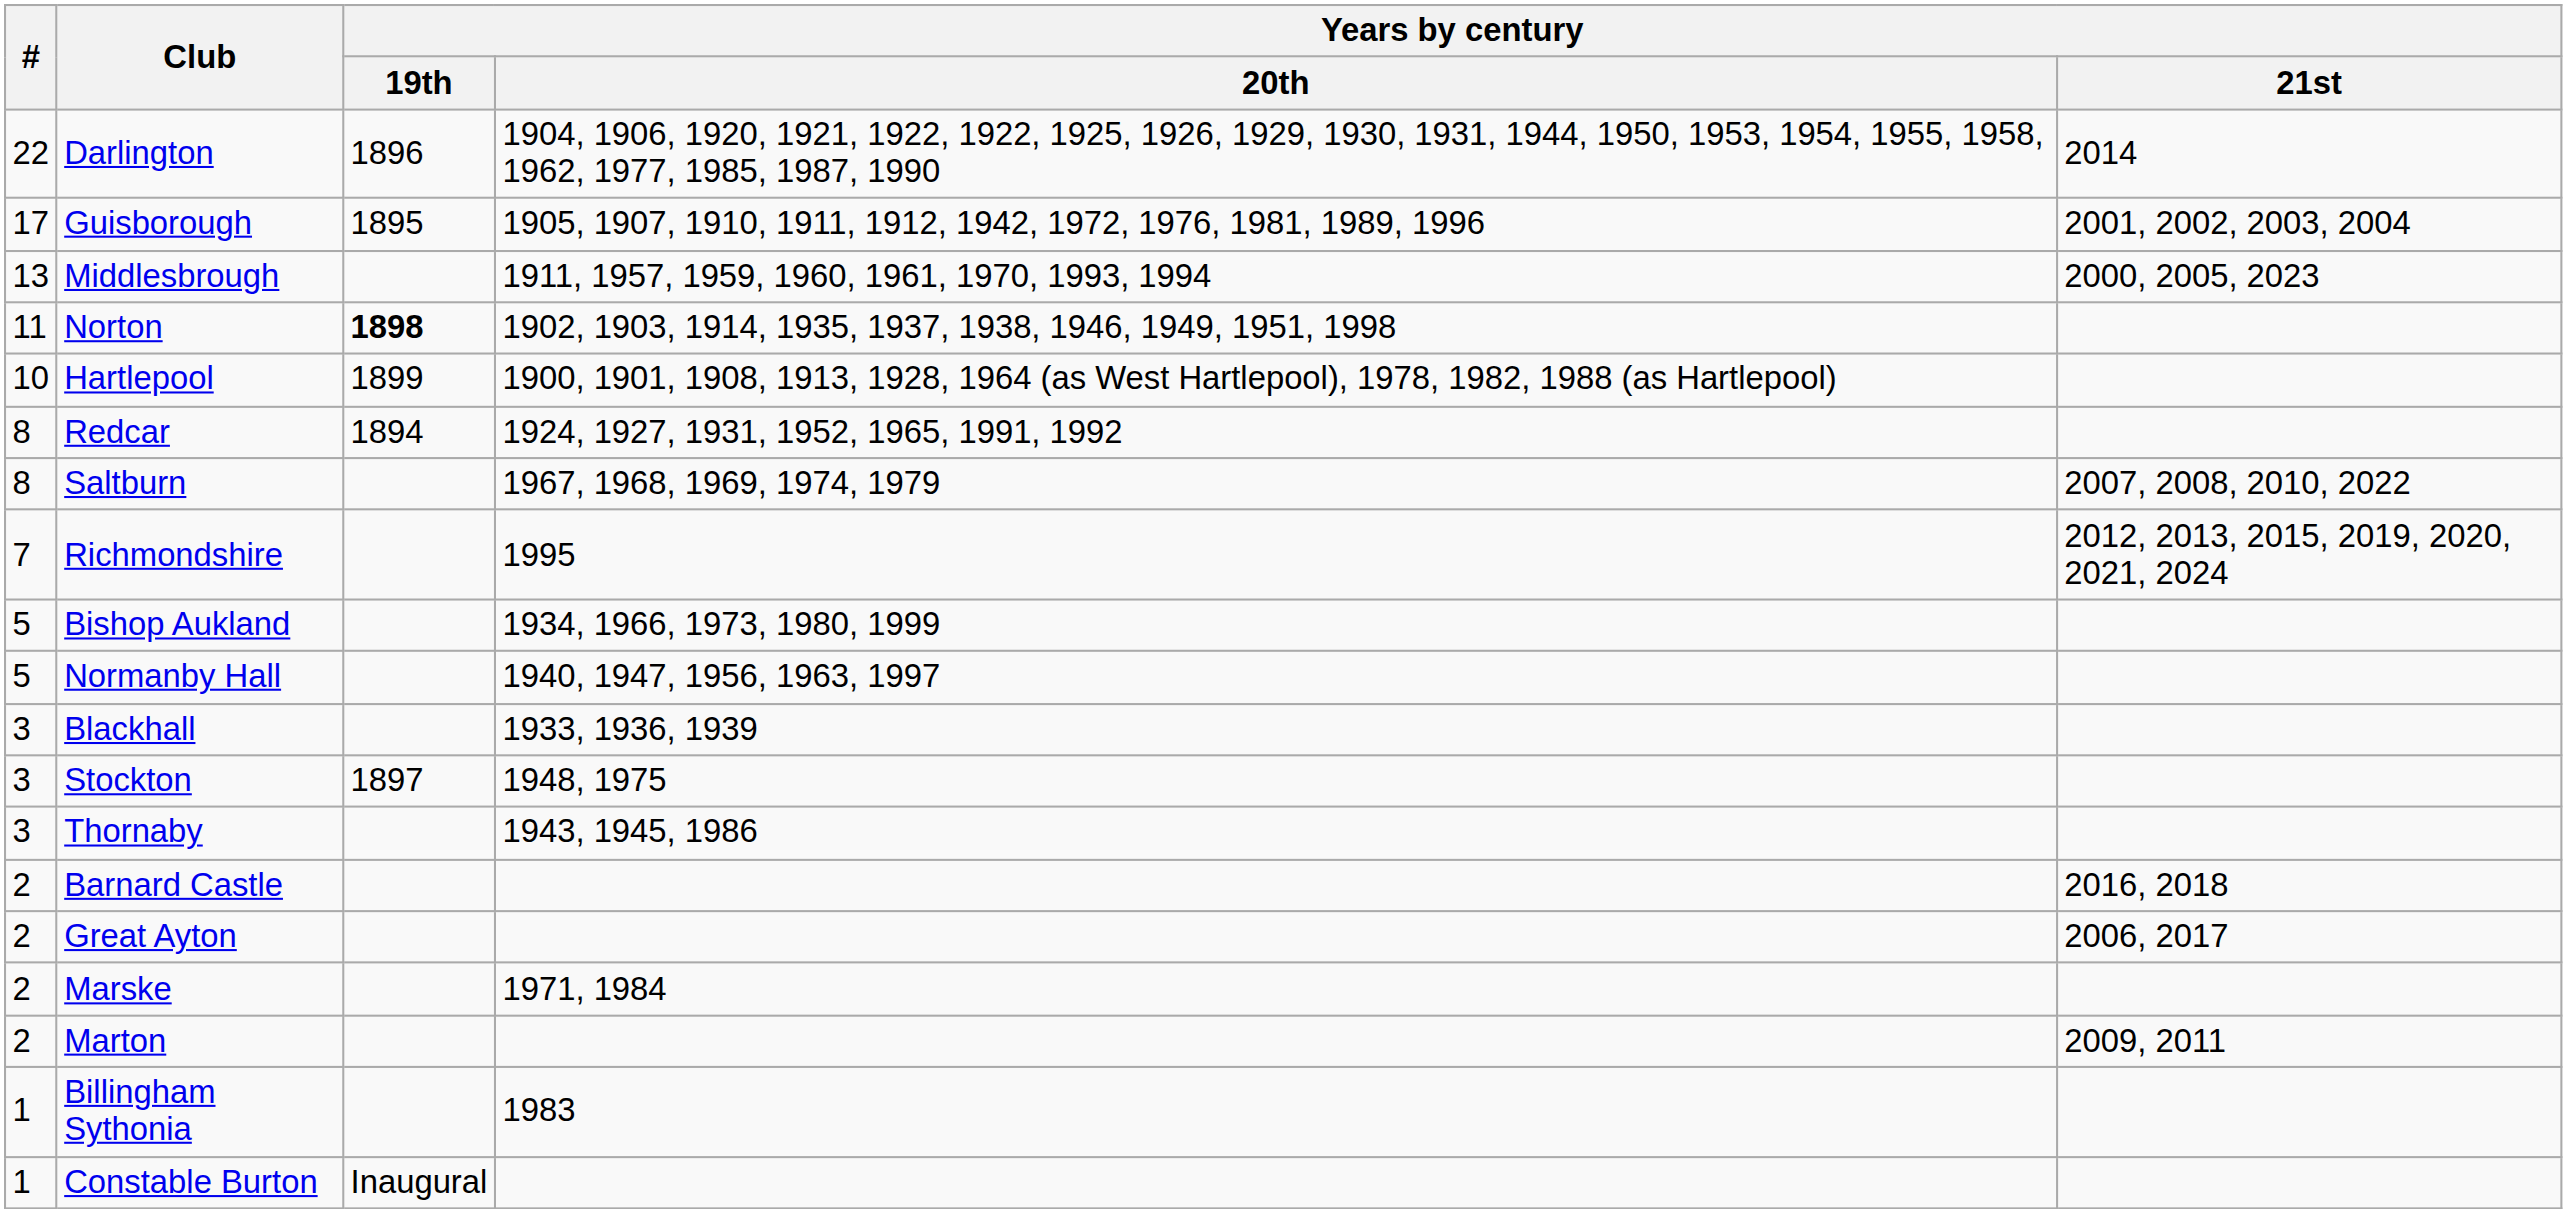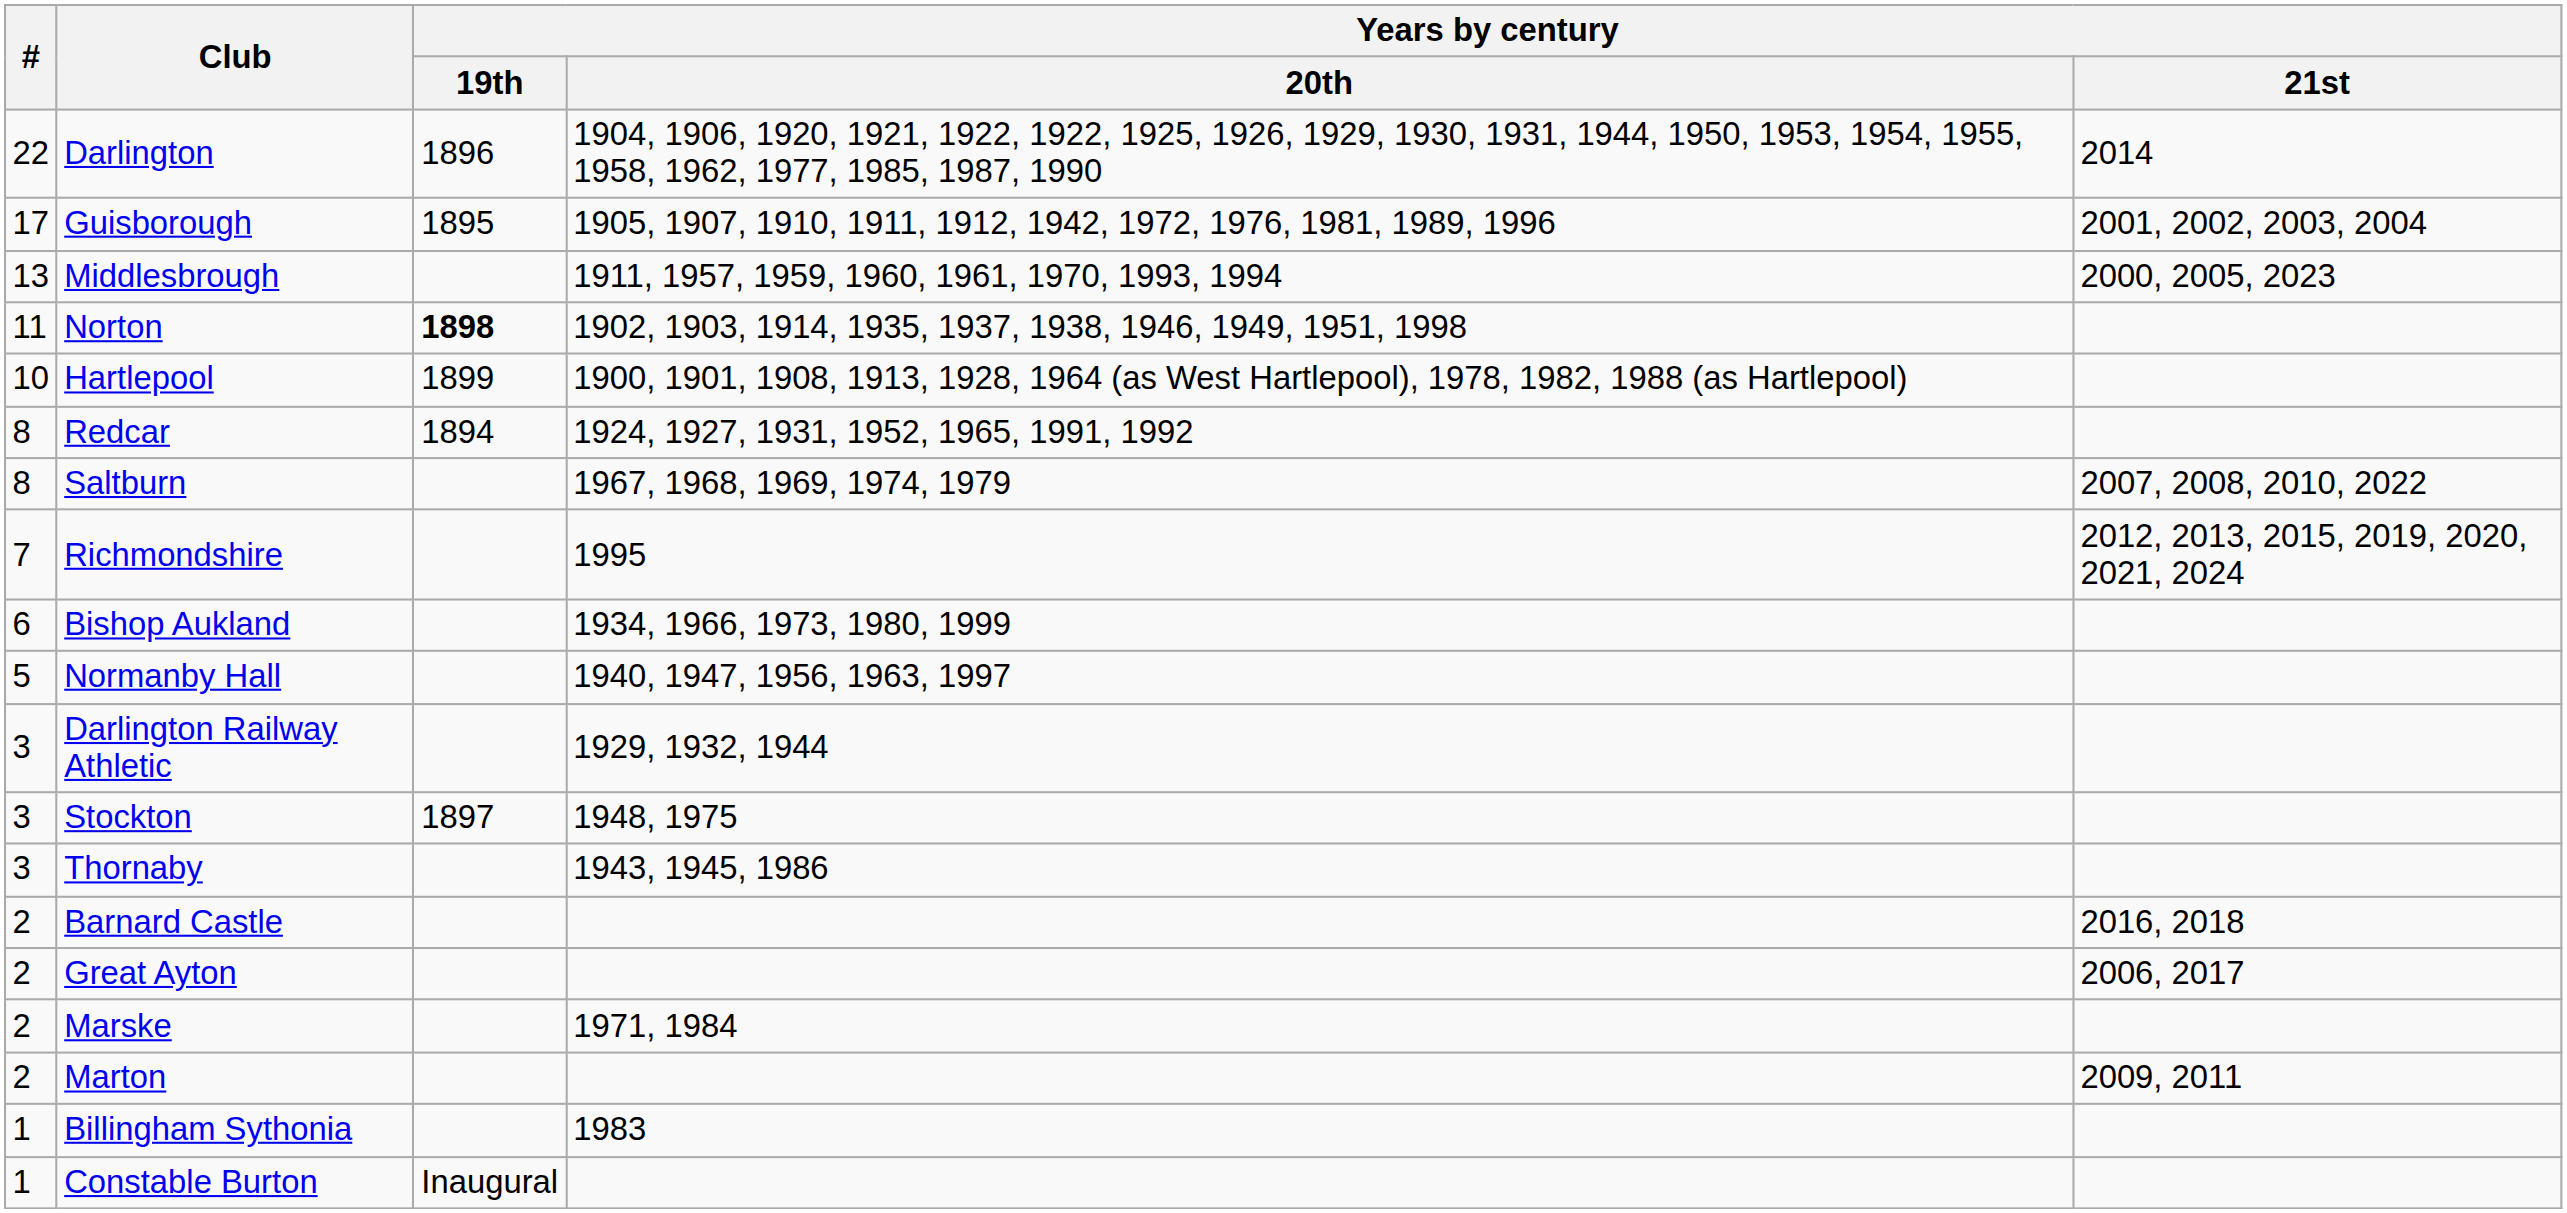(22, 624) 5 -> (22, 624) 6
- row: (130, 728)
+ row: (201, 746)
